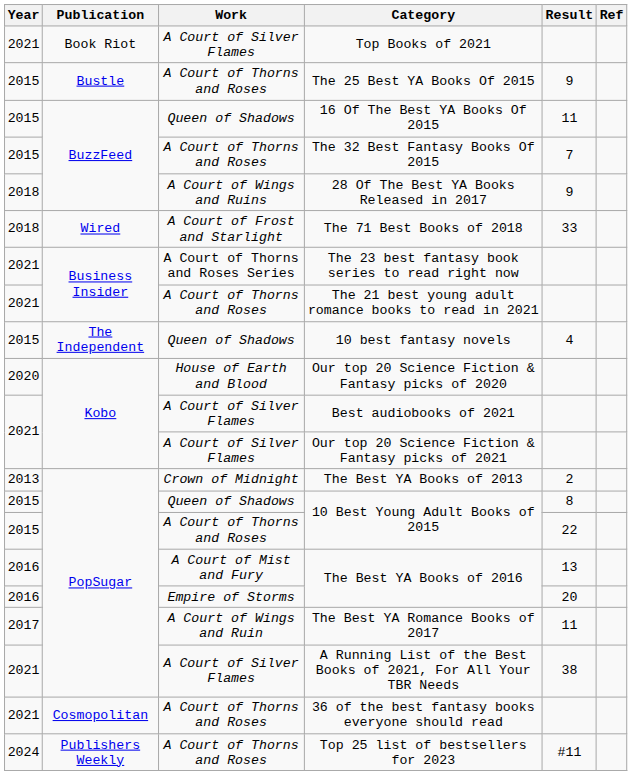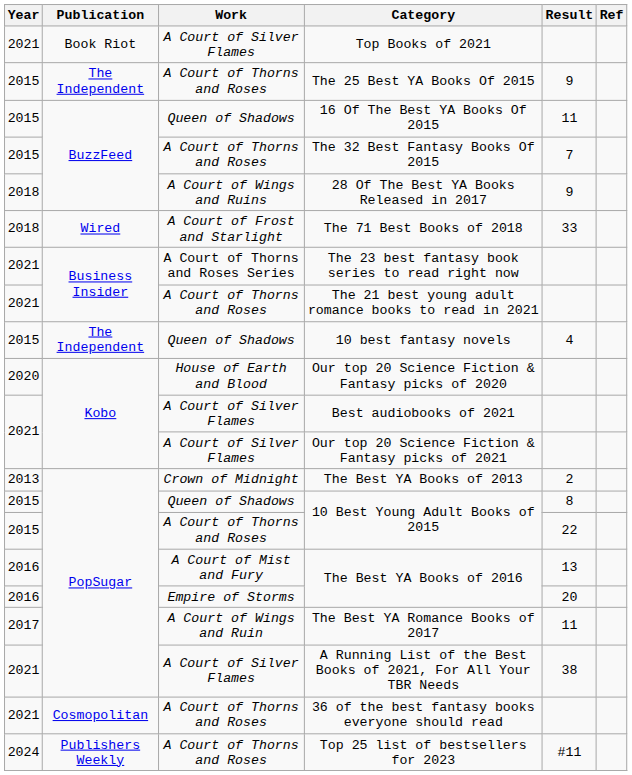(100, 81) Bustle -> (100, 81) The Independent
